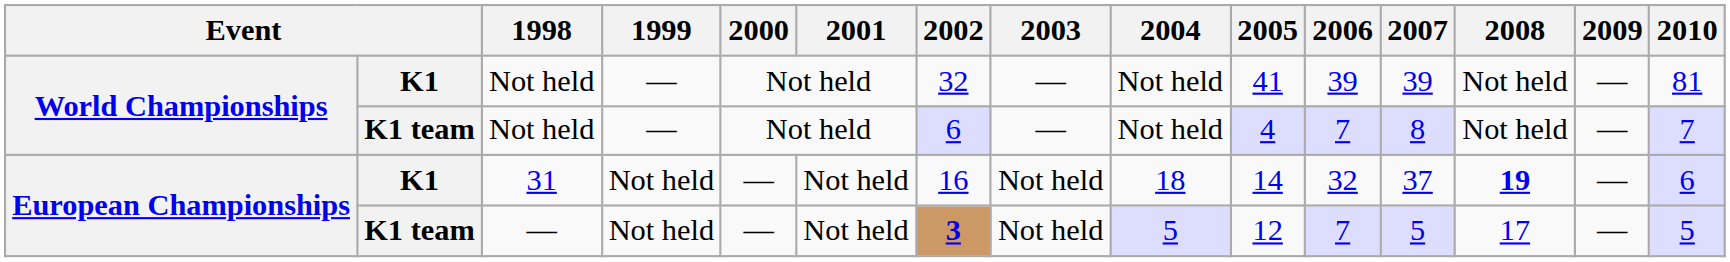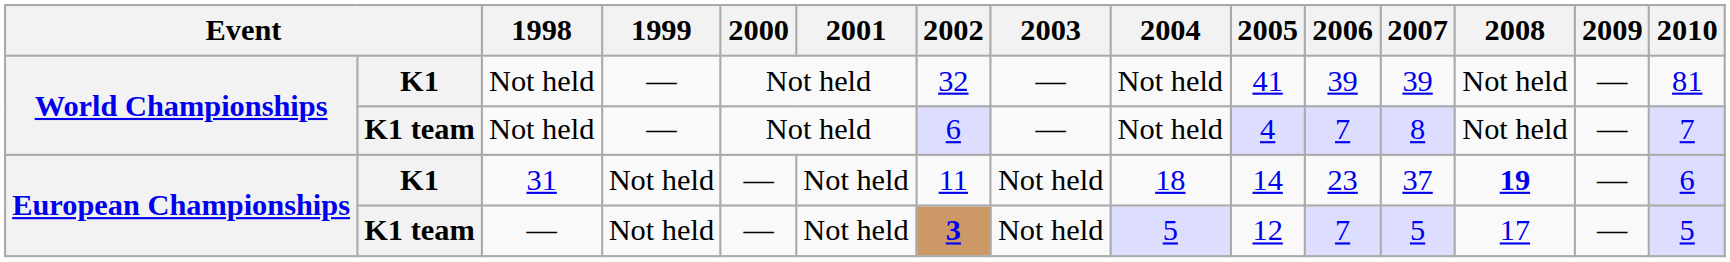(953, 180) 16 -> (953, 180) 11
(1343, 180) 32 -> (1343, 180) 23
